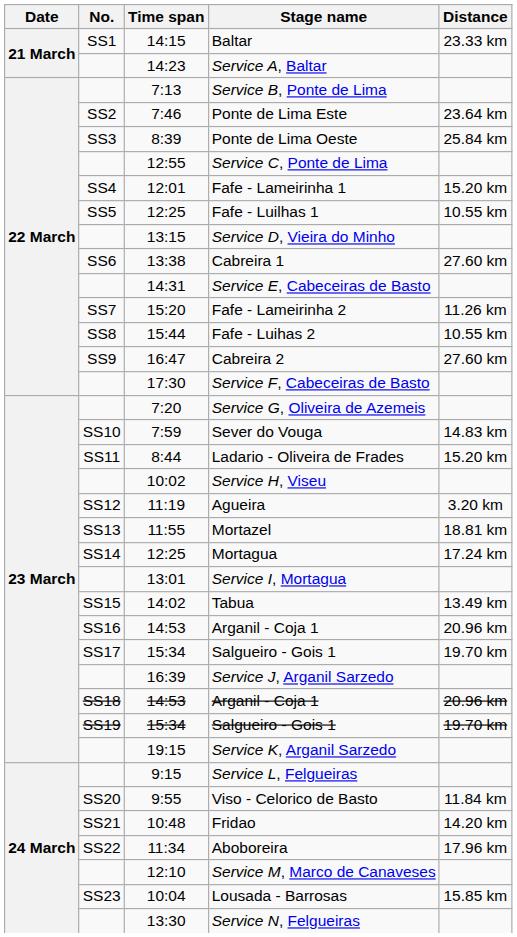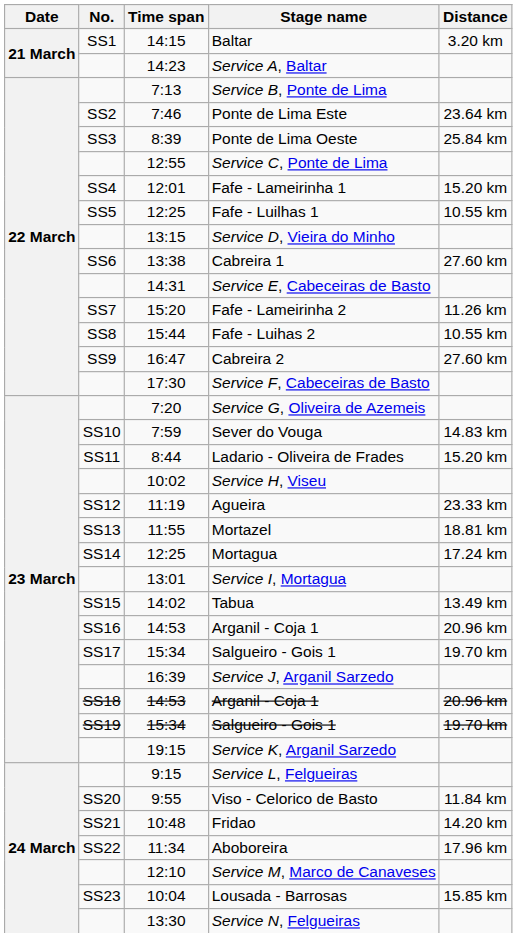(475, 41) 23.33 km -> (475, 41) 3.20 km
(475, 505) 3.20 km -> (475, 505) 23.33 km
